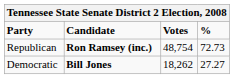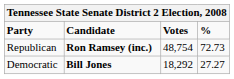(178, 64) 18,262 -> (178, 64) 18,292
